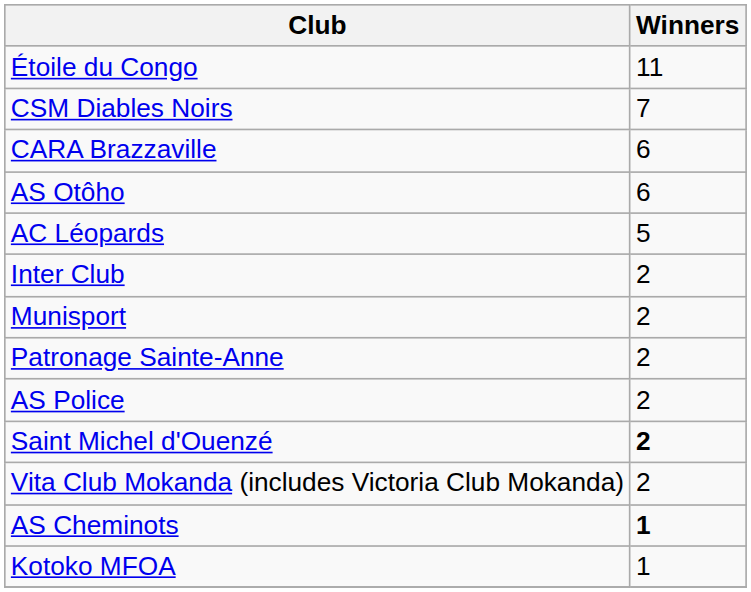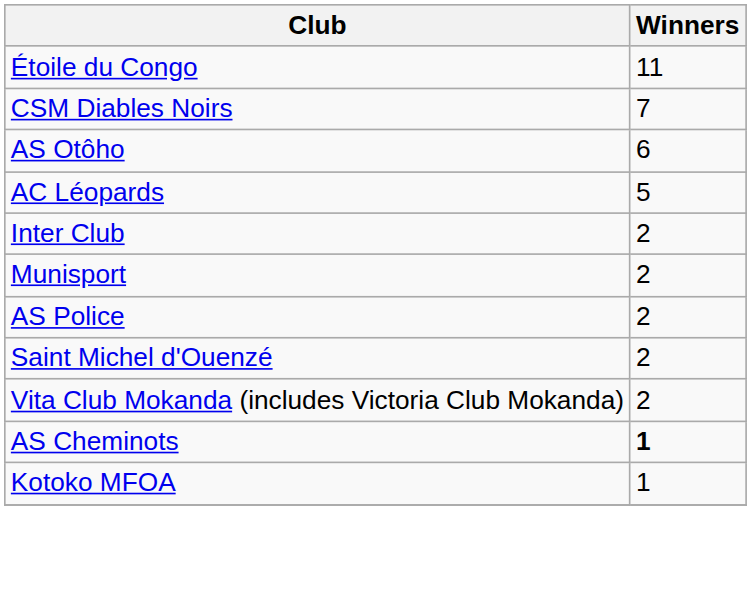- row: (114, 150)
- row: (147, 358)
(643, 441) bold -> (643, 358) normal
